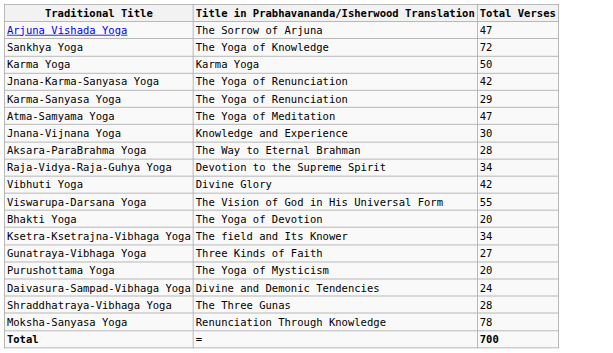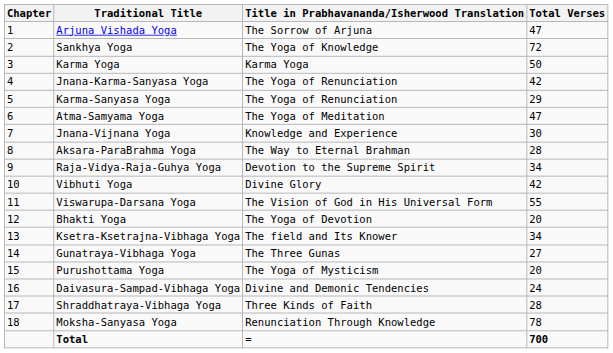+ column: (29, 13)
(259, 253) Three Kinds of Faith -> (293, 253) The Three Gunas
(243, 305) The Three Gunas -> (309, 305) Three Kinds of Faith
